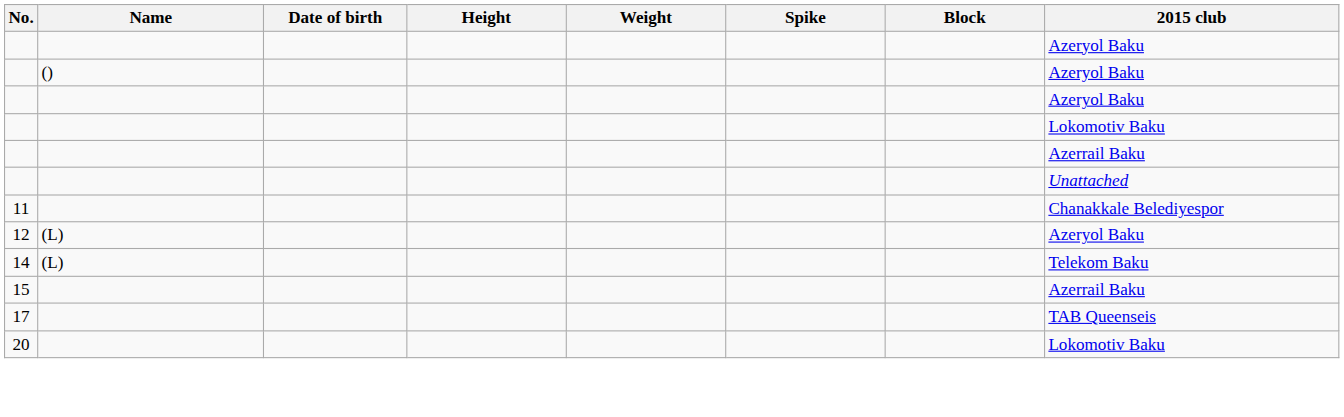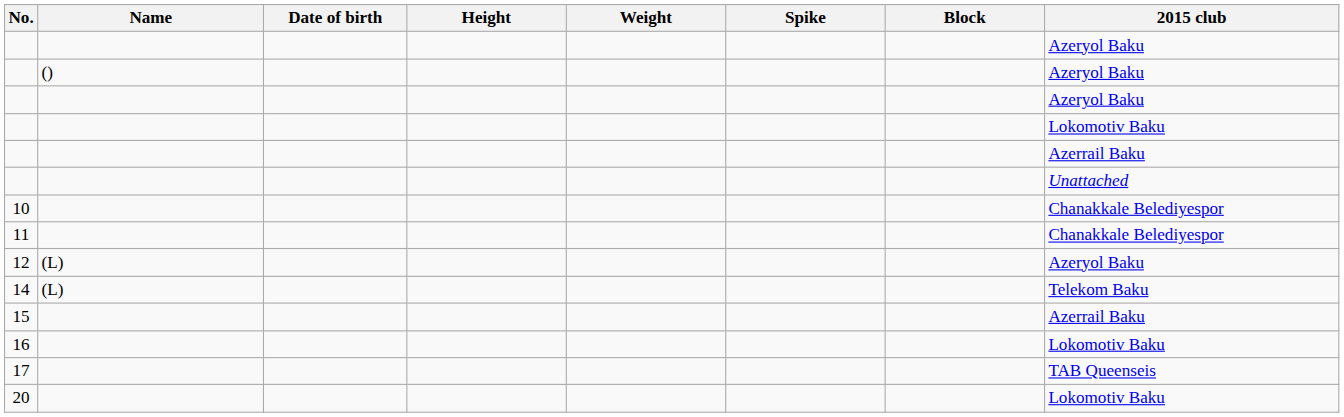+ row: (21, 208)
+ row: (21, 343)
